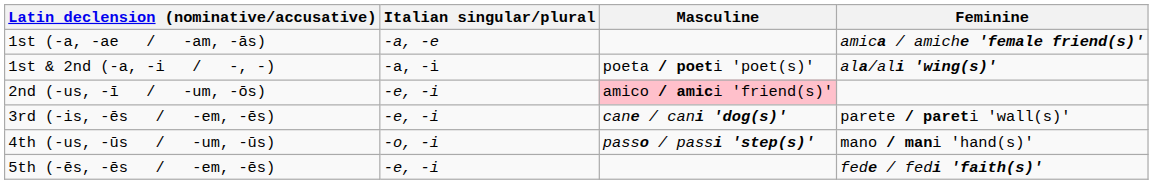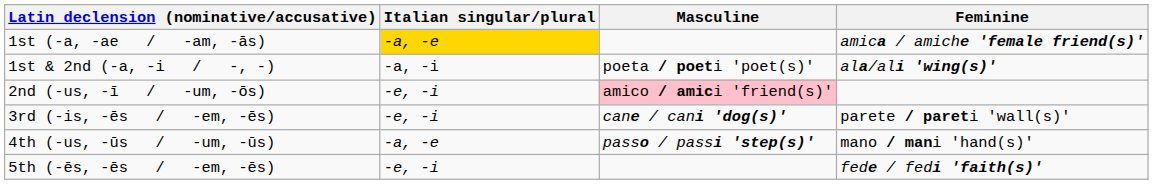(411, 42) no background -> (411, 42) gold background
(411, 142) -o, -i -> (411, 142) -a, -e
